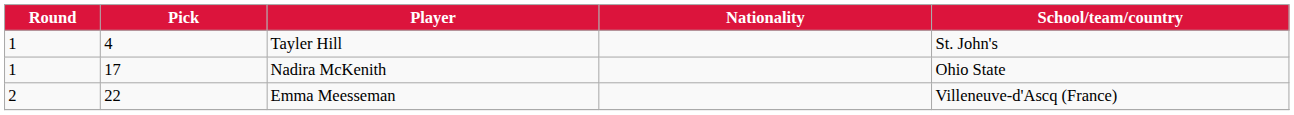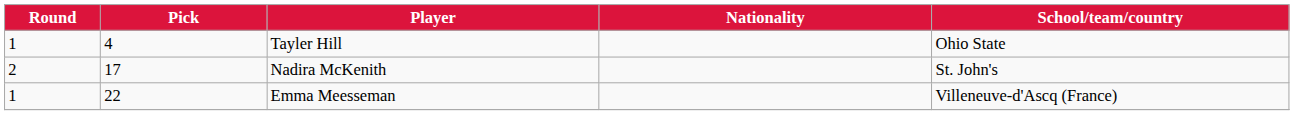(967, 43) St. John's -> (971, 43) Ohio State
(12, 69) 1 -> (12, 69) 2
(971, 69) Ohio State -> (967, 69) St. John's
(12, 95) 2 -> (12, 95) 1
